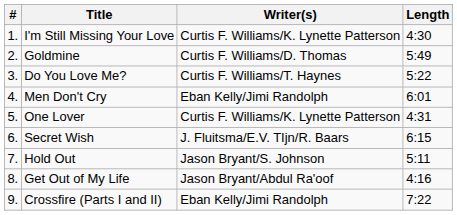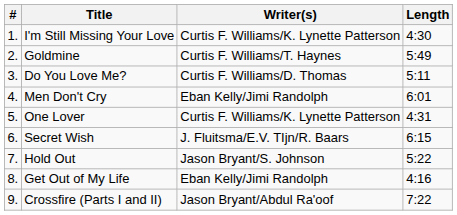(263, 55) Curtis F. Williams/D. Thomas -> (261, 55) Curtis F. Williams/T. Haynes
(261, 76) Curtis F. Williams/T. Haynes -> (263, 76) Curtis F. Williams/D. Thomas
(419, 76) 5:22 -> (418, 76) 5:11
(418, 158) 5:11 -> (419, 158) 5:22
(257, 179) Jason Bryant/Abdul Ra'oof -> (254, 179) Eban Kelly/Jimi Randolph
(254, 199) Eban Kelly/Jimi Randolph -> (257, 199) Jason Bryant/Abdul Ra'oof
